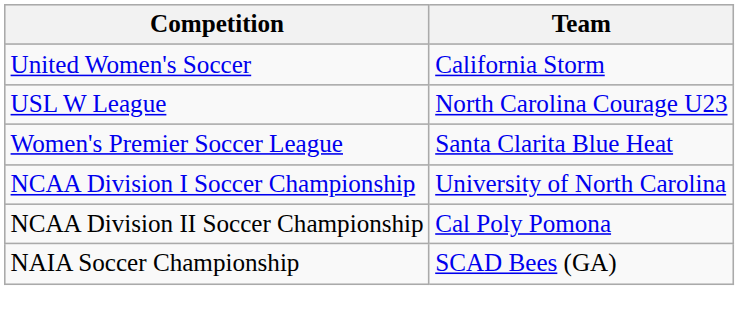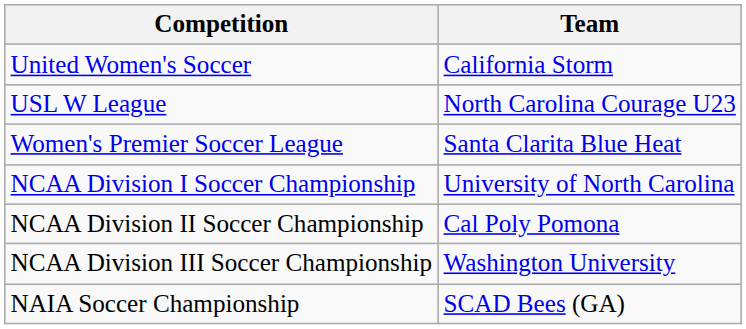+ row: (221, 263)
